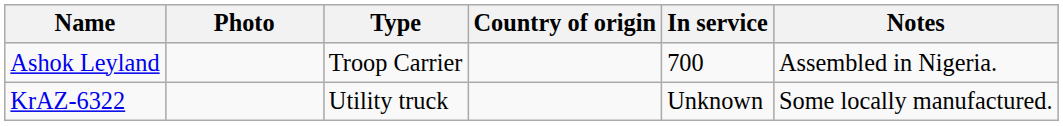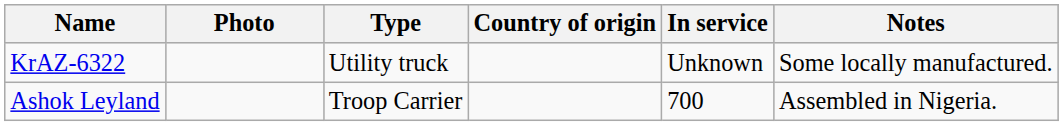rows swapped: (68, 100) <-> (85, 62)
